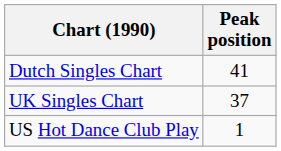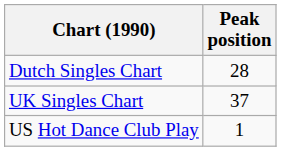(239, 70) 41 -> (239, 70) 28
